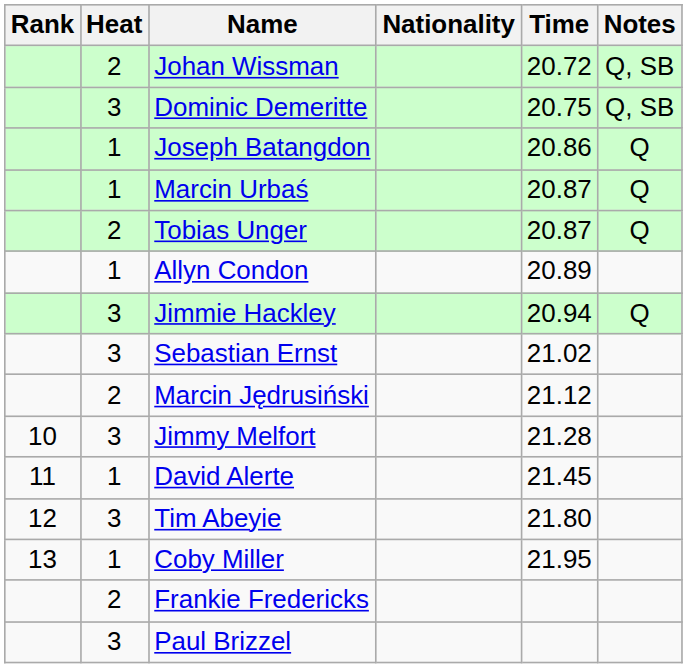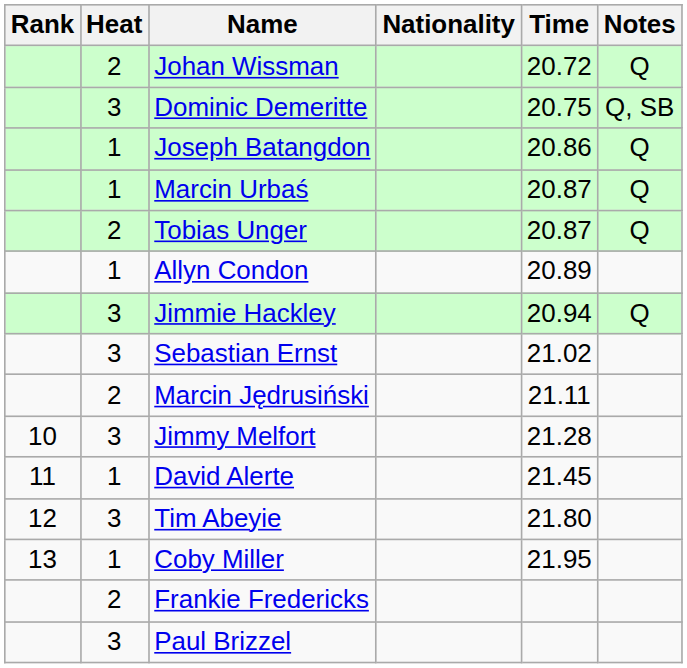(640, 66) Q, SB -> (640, 66) Q
(559, 395) 21.12 -> (559, 395) 21.11
